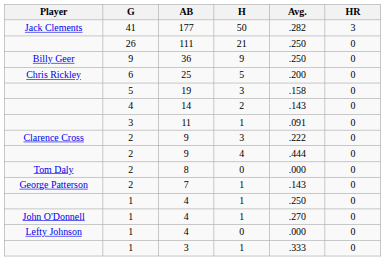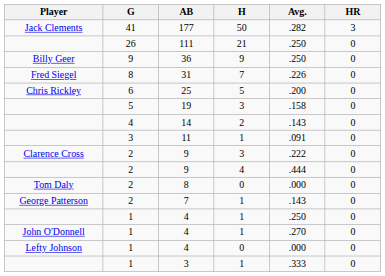+ row: (54, 75)
